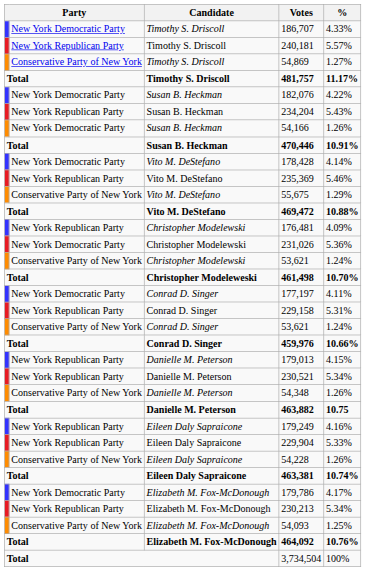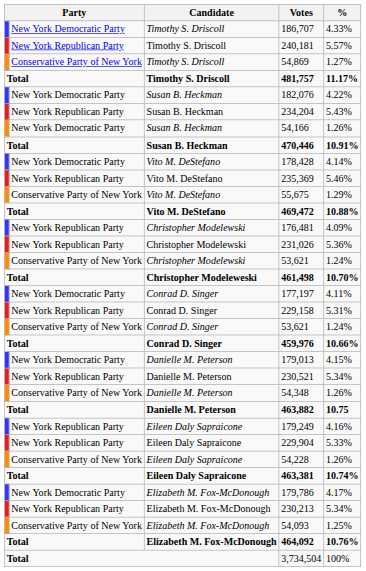(68, 244) New York Democratic Party -> (68, 244) New York Republican Party
(68, 360) New York Republican Party -> (68, 360) New York Democratic Party
